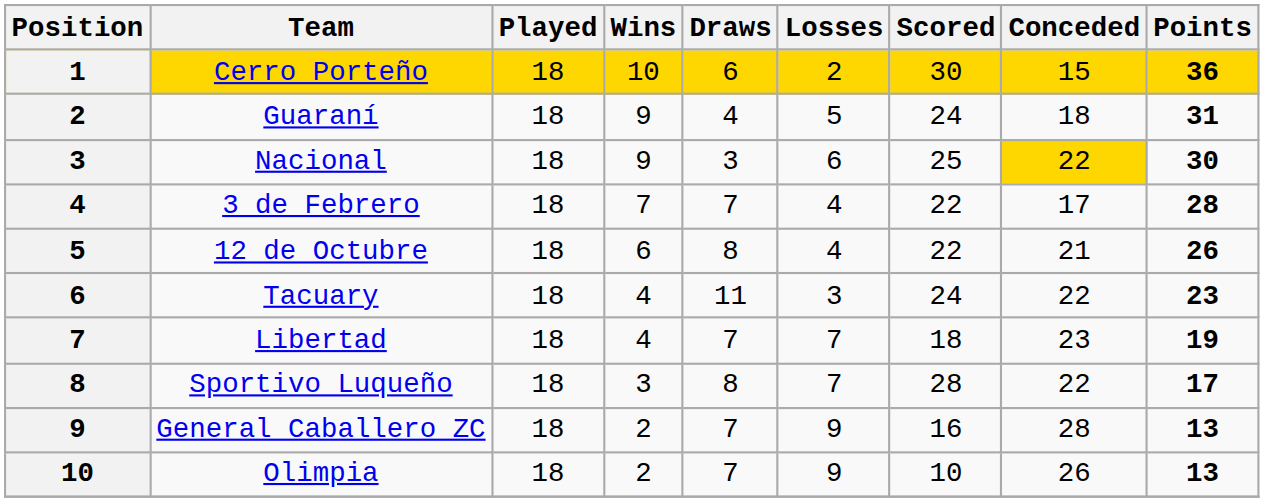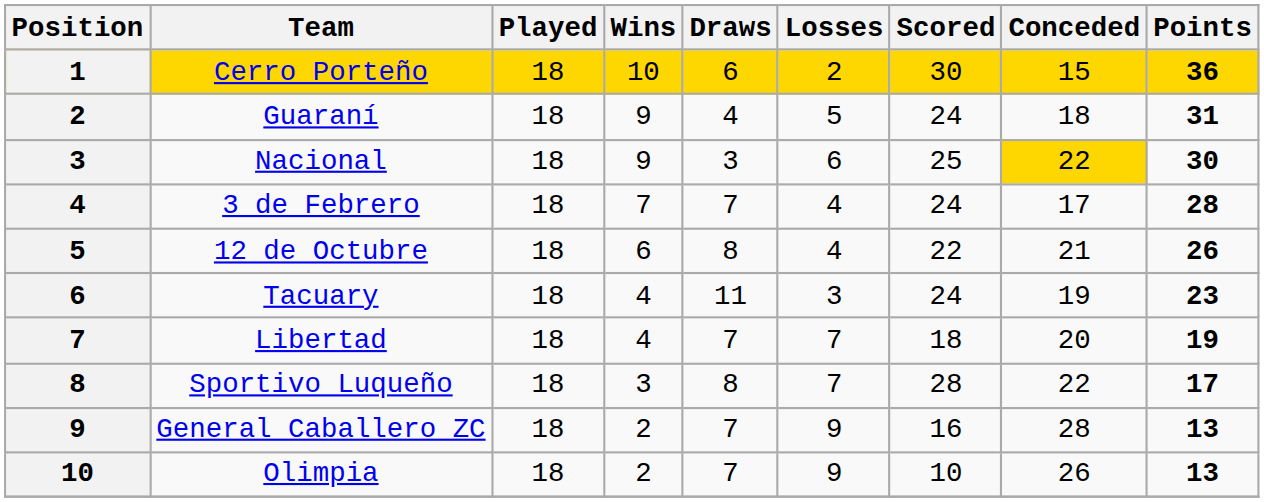(946, 206) 22 -> (946, 206) 24
(1074, 296) 22 -> (1074, 296) 19
(1074, 340) 23 -> (1074, 340) 20
